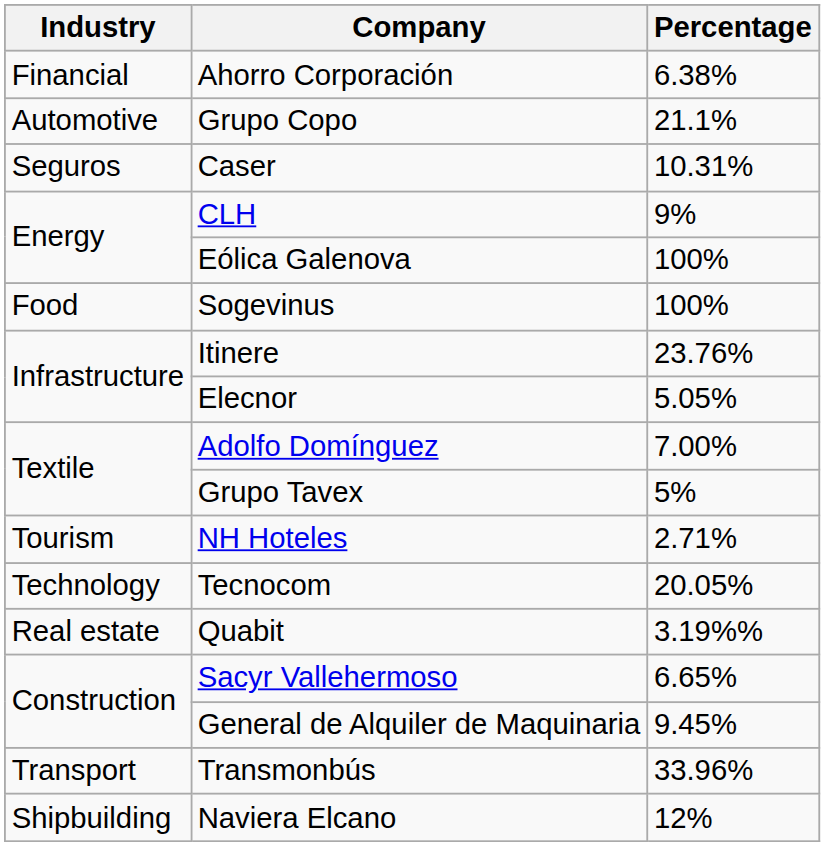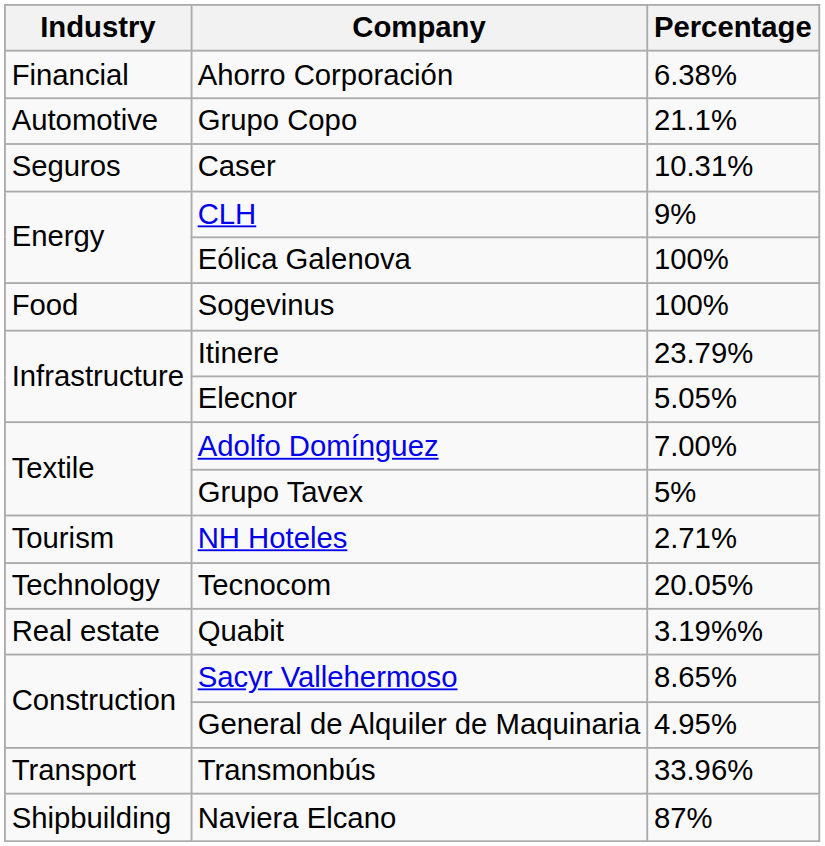(704, 352) 23.76% -> (704, 352) 23.79%
(695, 677) 6.65% -> (695, 677) 8.65%
(695, 724) 9.45% -> (695, 724) 4.95%
(683, 817) 12% -> (683, 817) 87%
